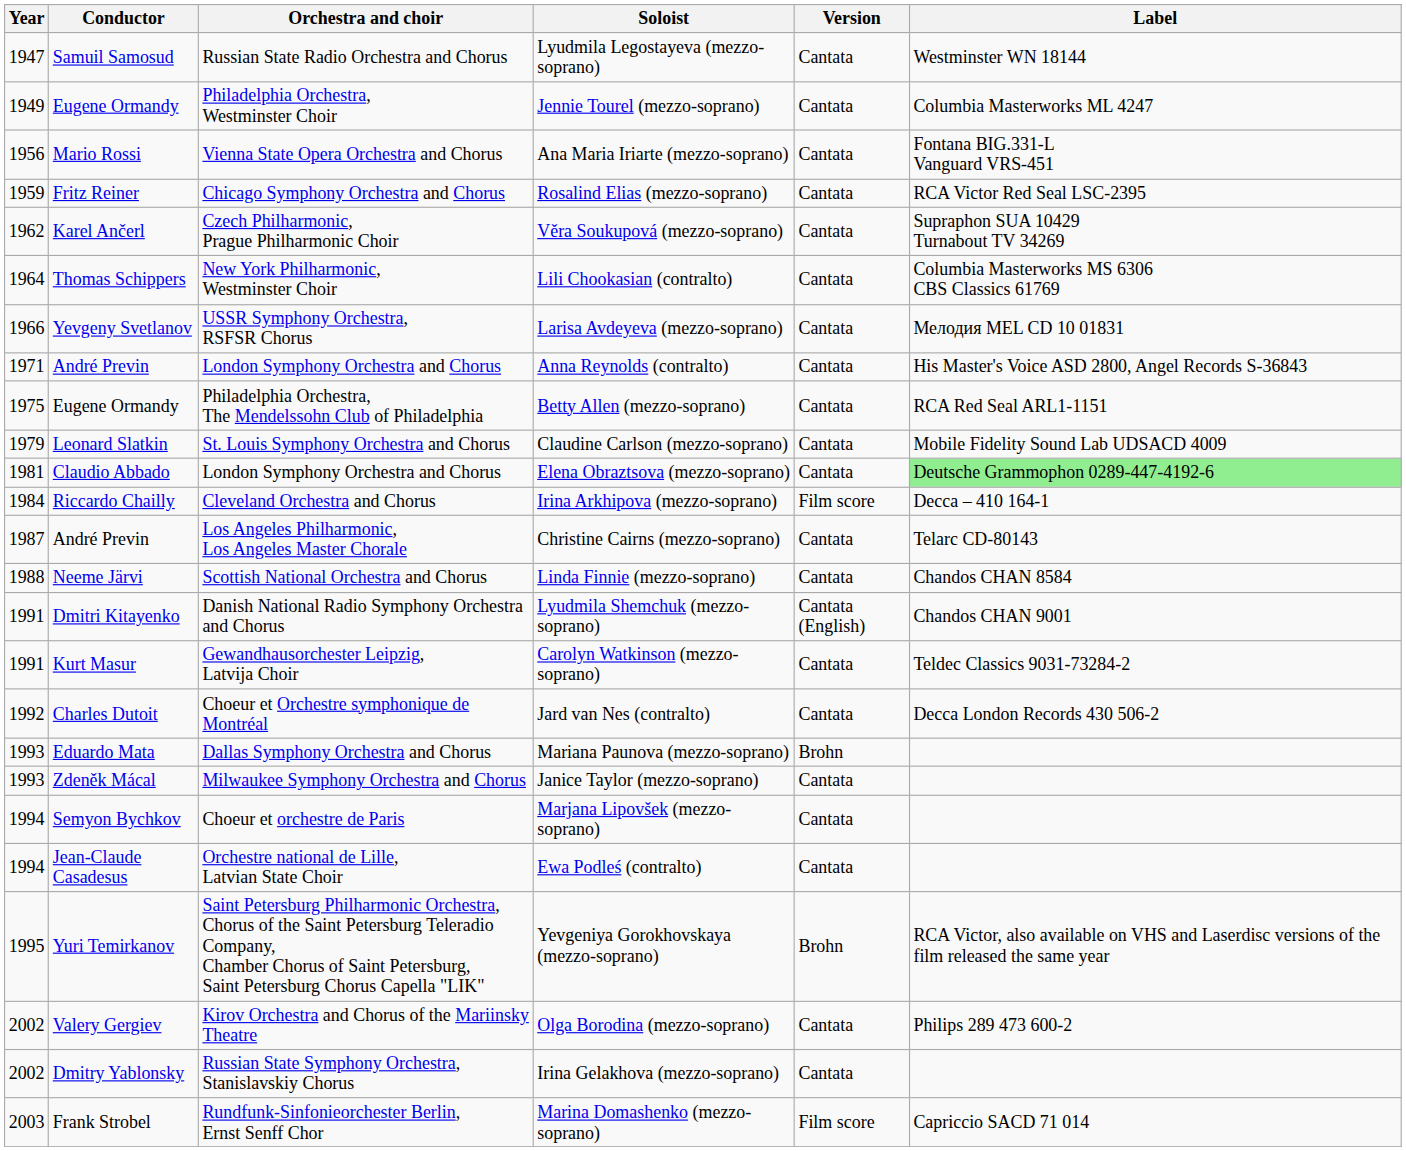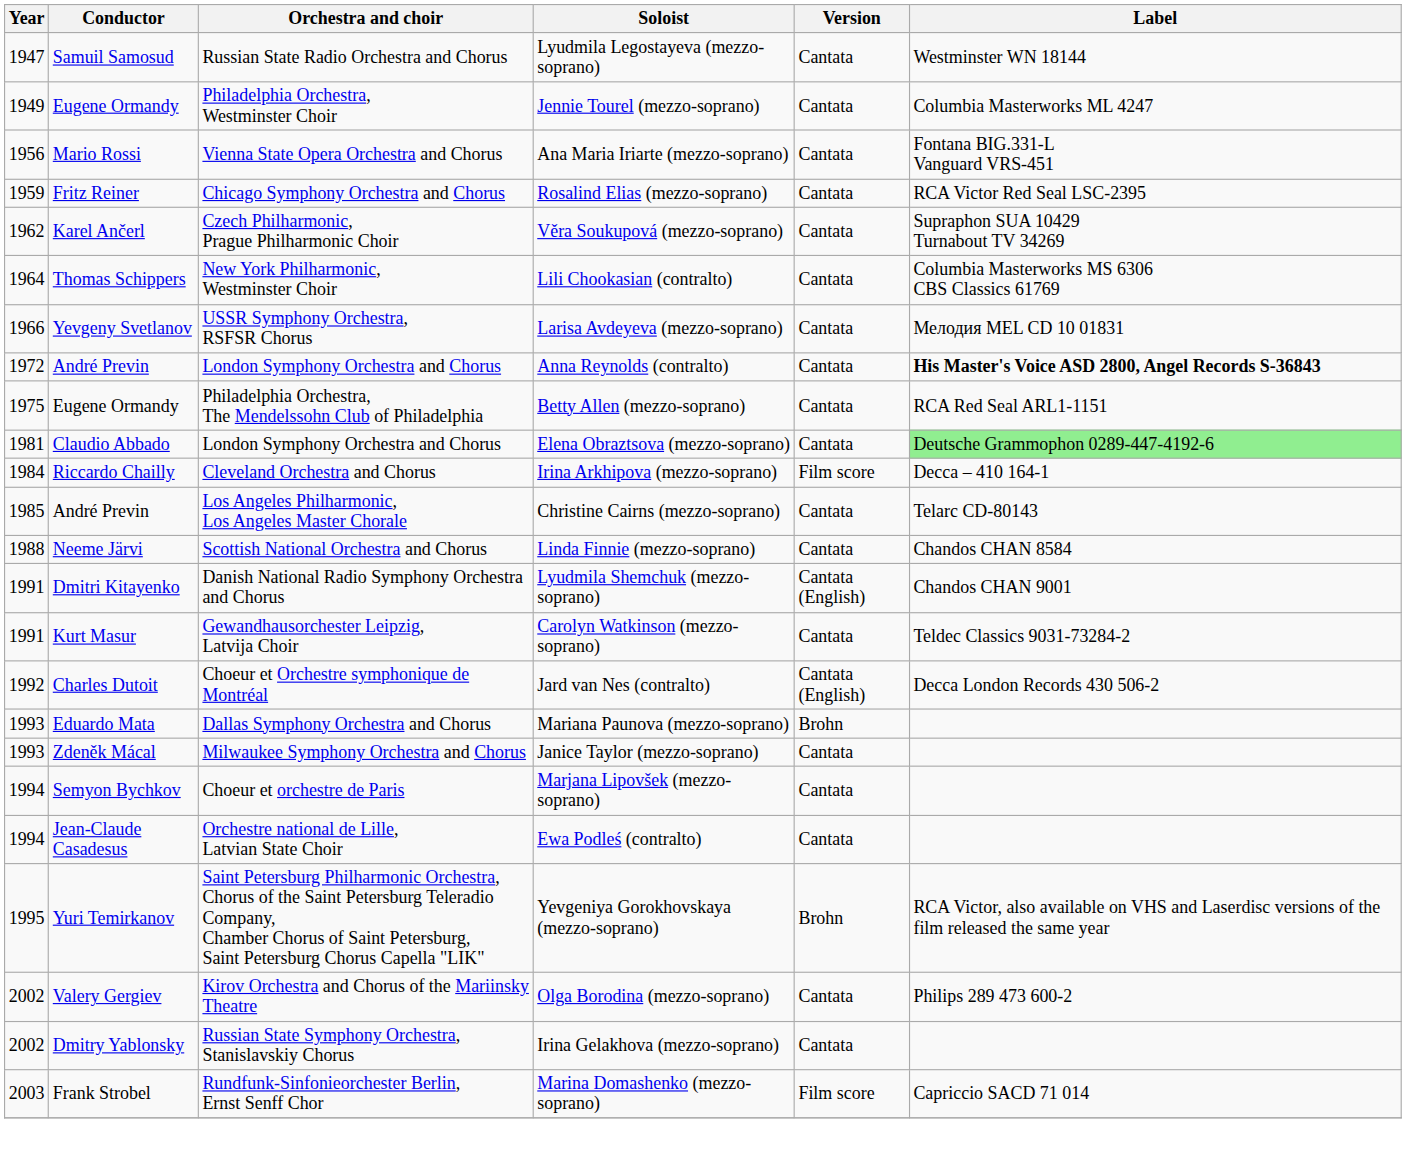(27, 367) 1971 -> (27, 367) 1972
(1110, 367) normal -> (1117, 367) bold
- row: (663, 444)
(27, 539) 1987 -> (27, 510) 1985
(826, 713) Cantata -> (832, 685) Cantata (English)
